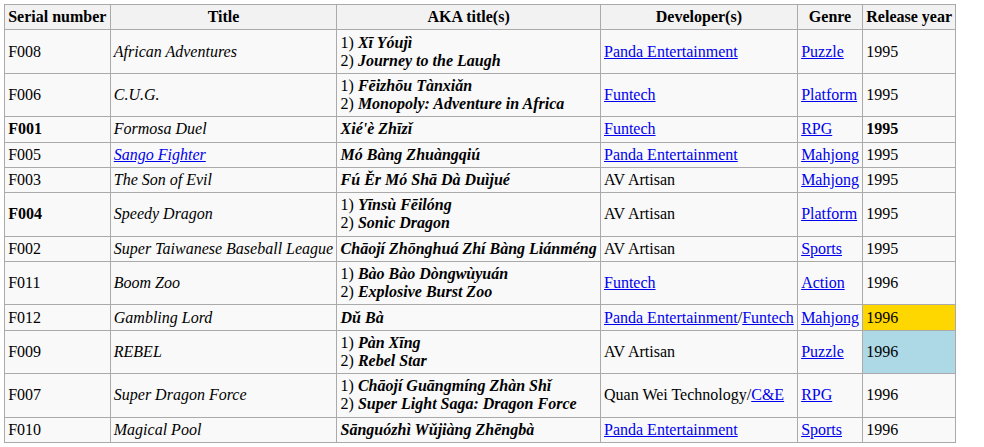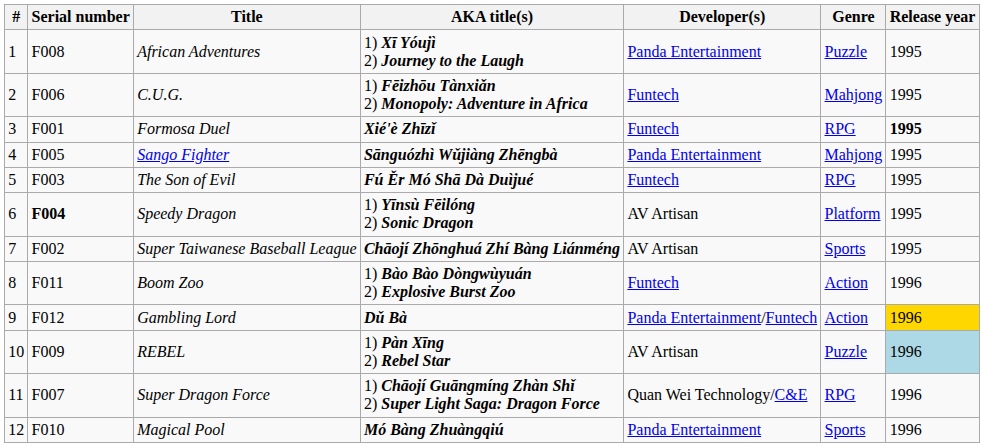+ column: (16, 17)
(829, 94) Platform -> (853, 94) Mahjong
(25, 129) bold -> (48, 129) normal
(410, 154) Mó Bàng Zhuàngqiú -> (461, 154) Sānguózhì Wǔjiàng Zhēngbà
(640, 180) AV Artisan -> (653, 180) Funtech
(830, 180) Mahjong -> (840, 180) RPG
(830, 317) Mahjong -> (846, 317) Action
(437, 429) Sānguózhì Wǔjiàng Zhēngbà -> (434, 429) Mó Bàng Zhuàngqiú
